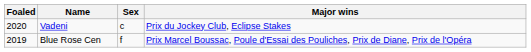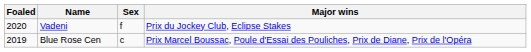(122, 26) c -> (121, 26) f
(121, 41) f -> (122, 41) c
